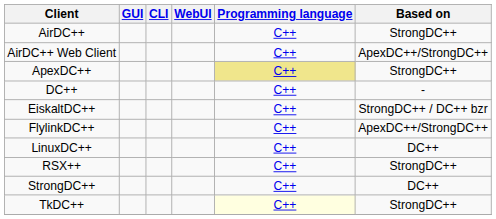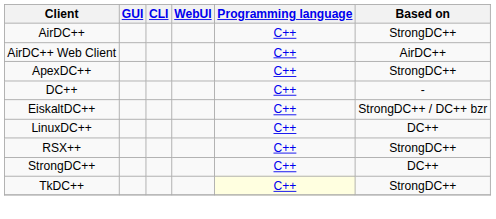(423, 52) ApexDC++/StrongDC++ -> (423, 52) AirDC++
(285, 71) khaki background -> (285, 71) no background
- row: (62, 128)
